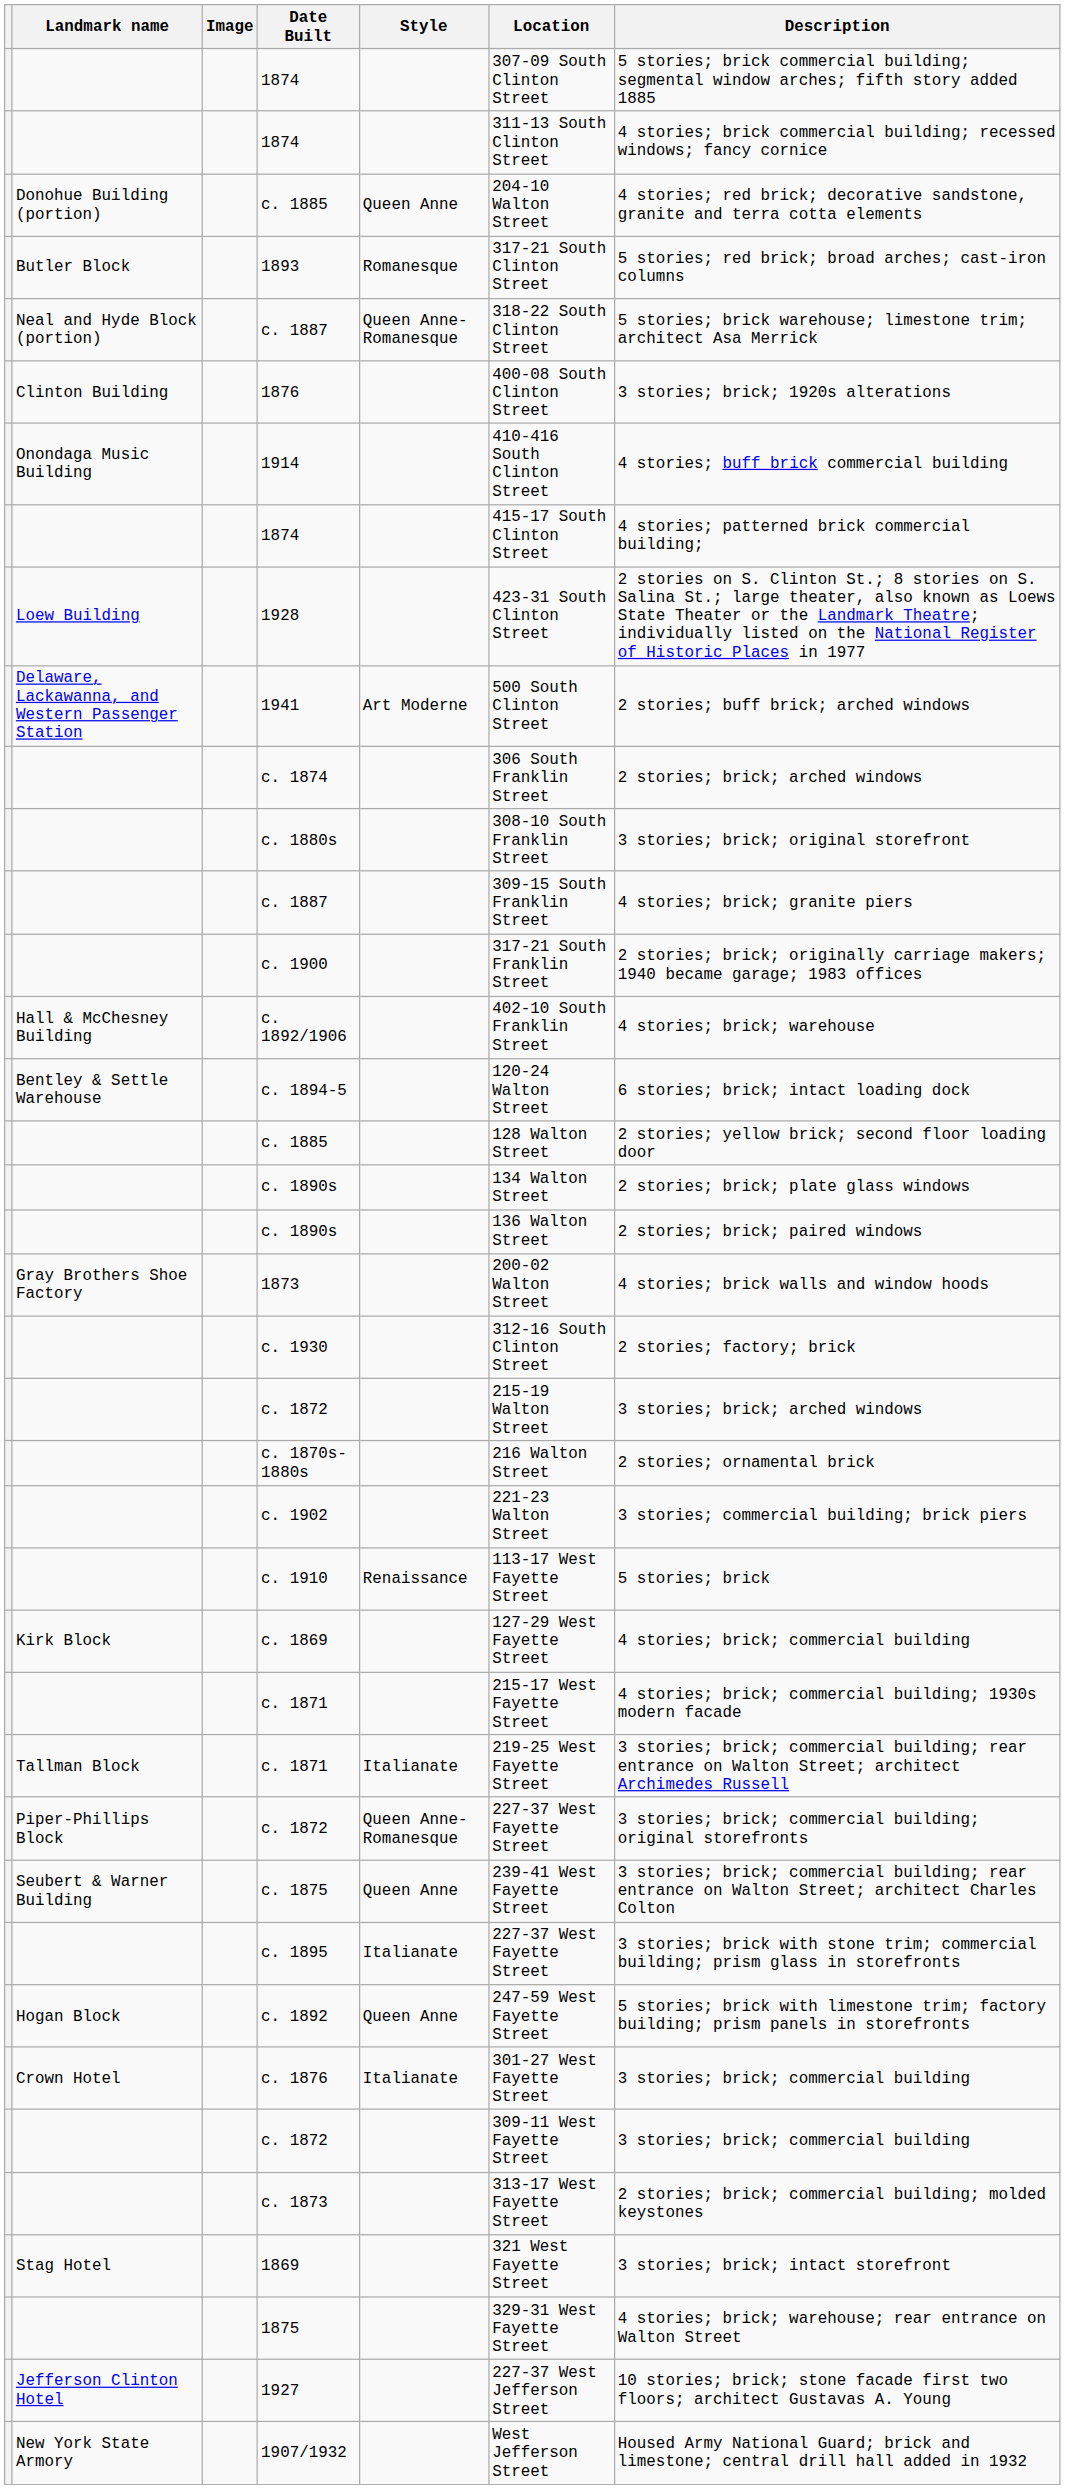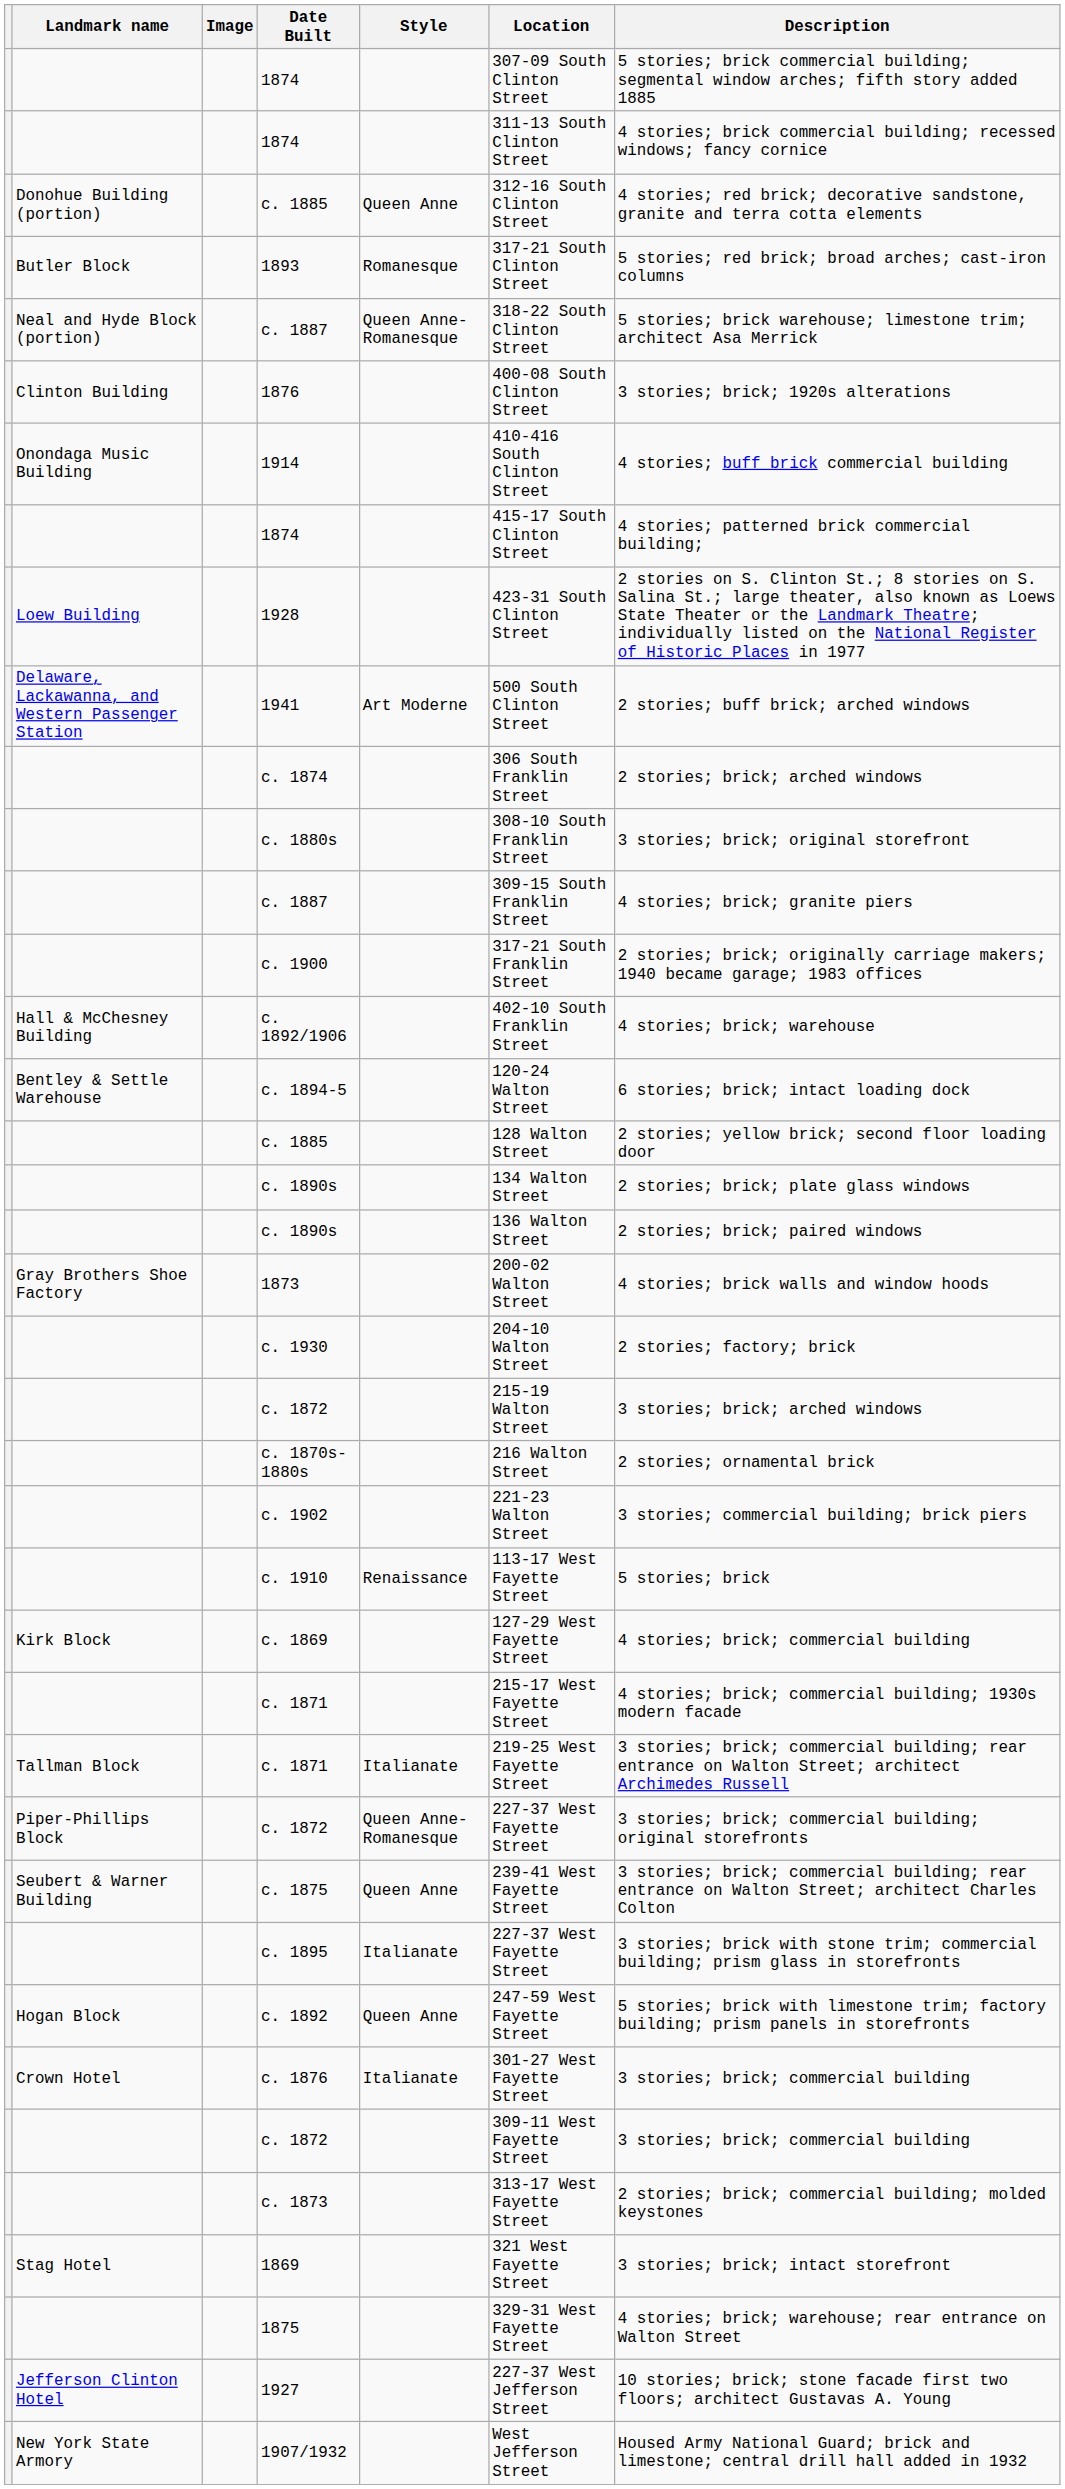(521, 205) 204-10 Walton Street -> (549, 205) 312-16 South Clinton Street
(549, 1347) 312-16 South Clinton Street -> (521, 1347) 204-10 Walton Street
